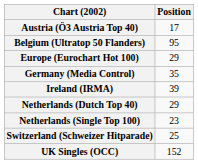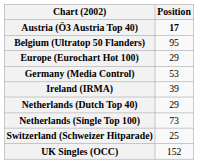(174, 27) normal -> (174, 27) bold
(174, 74) 35 -> (174, 74) 53
(174, 120) 23 -> (174, 120) 73
